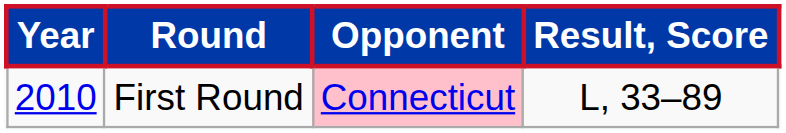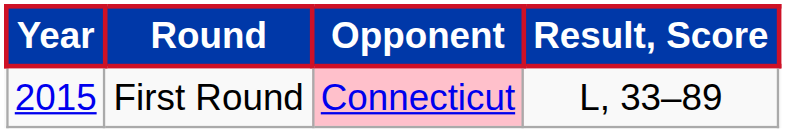(56, 96) 2010 -> (56, 96) 2015
